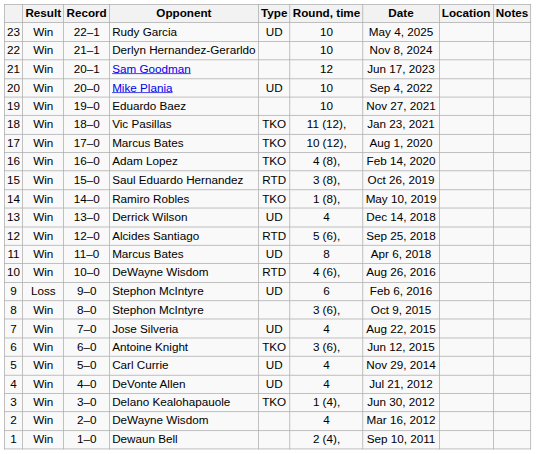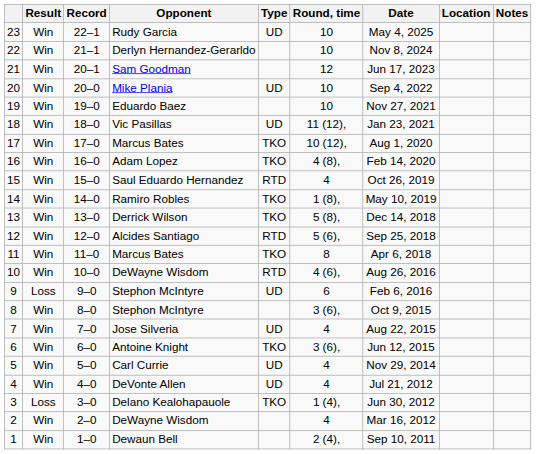(274, 124) TKO -> (274, 124) UD
(327, 180) 3 (8), -> (327, 180) 4
(274, 217) UD -> (274, 217) TKO
(327, 217) 4 -> (327, 217) 5 (8),
(274, 254) UD -> (274, 254) TKO
(43, 402) Win -> (43, 402) Loss
